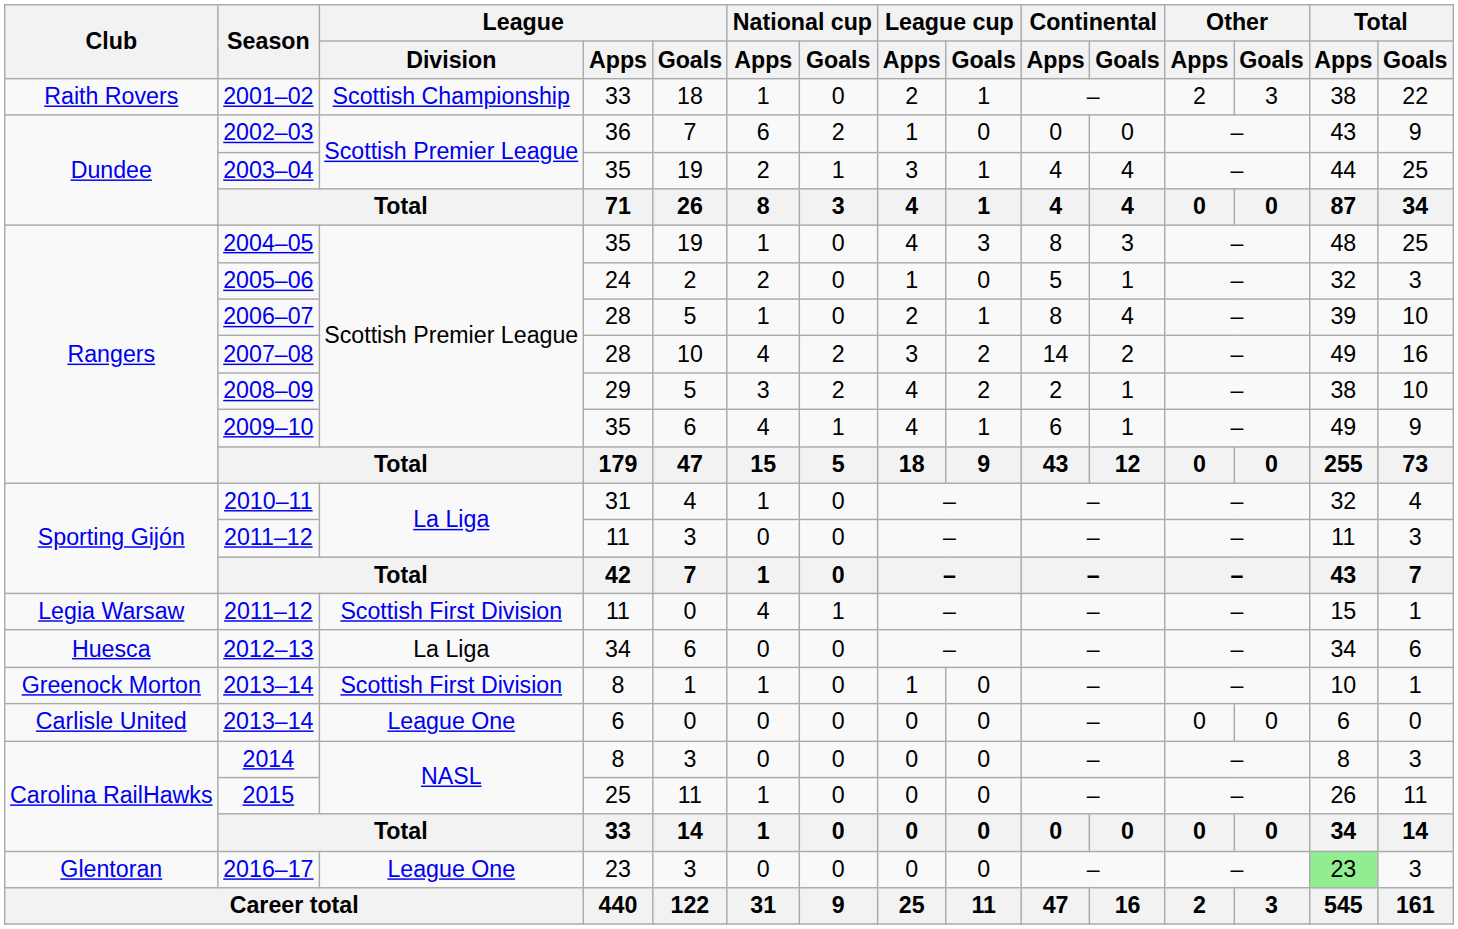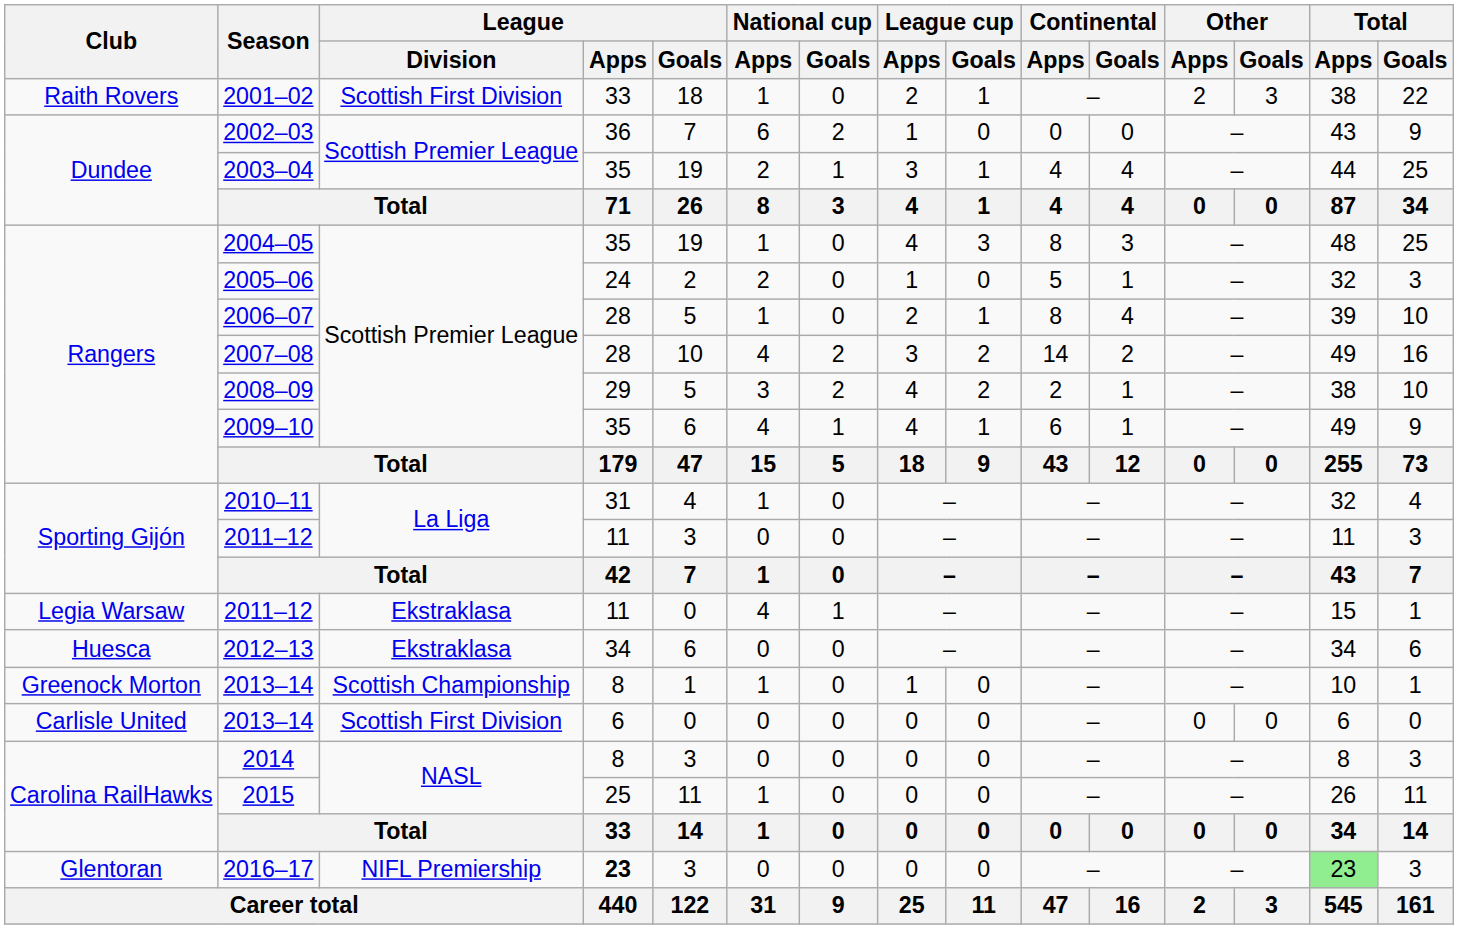(451, 96) Scottish Championship -> (451, 96) Scottish First Division
(451, 611) Scottish First Division -> (451, 611) Ekstraklasa
(451, 648) La Liga -> (451, 648) Ekstraklasa
(451, 685) Scottish First Division -> (451, 685) Scottish Championship
(451, 721) League One -> (451, 721) Scottish First Division
(451, 869) League One -> (451, 869) NIFL Premiership
(618, 869) normal -> (618, 869) bold
